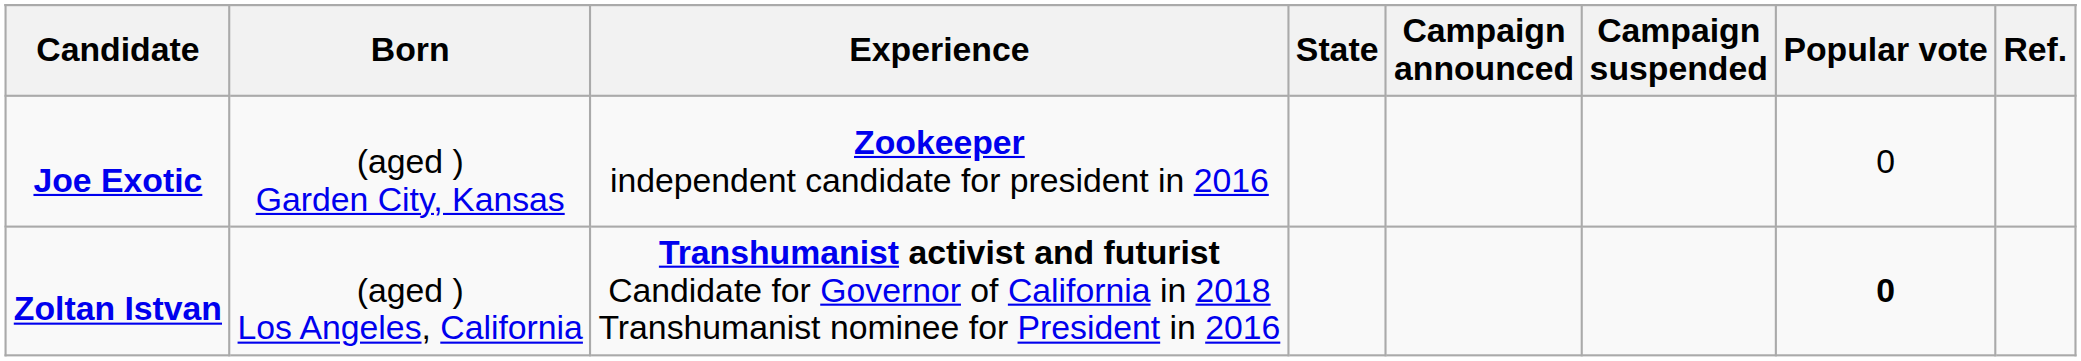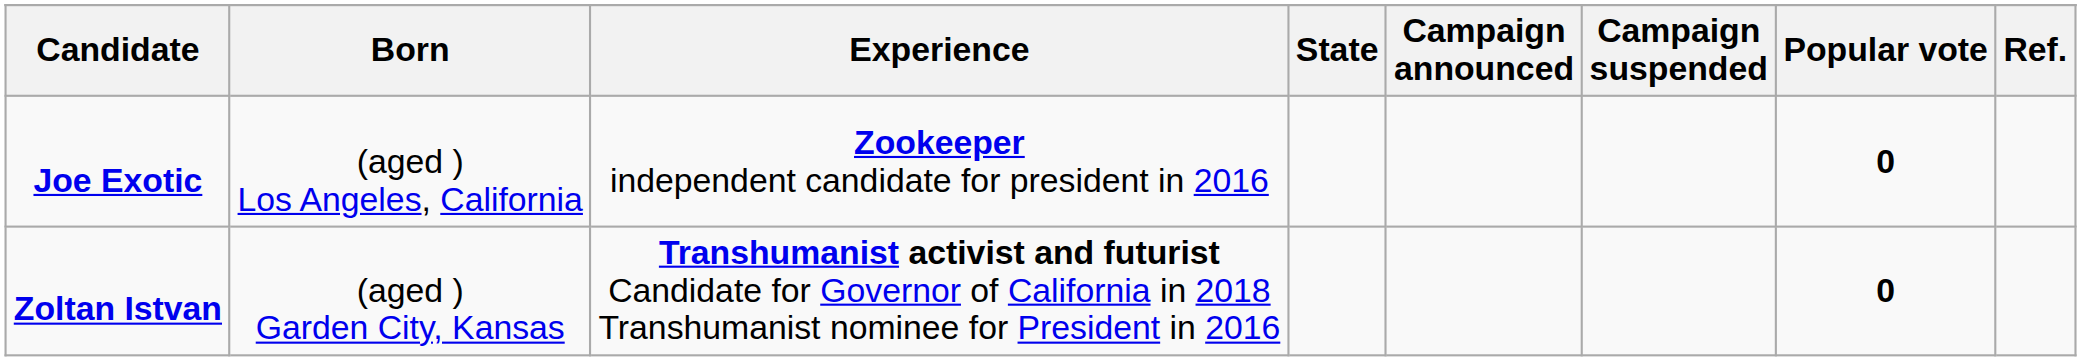(410, 179) (aged ) Garden City, Kansas -> (410, 179) (aged ) Los Angeles, California
(1886, 160) normal -> (1886, 160) bold
(410, 309) (aged ) Los Angeles, California -> (410, 309) (aged ) Garden City, Kansas
